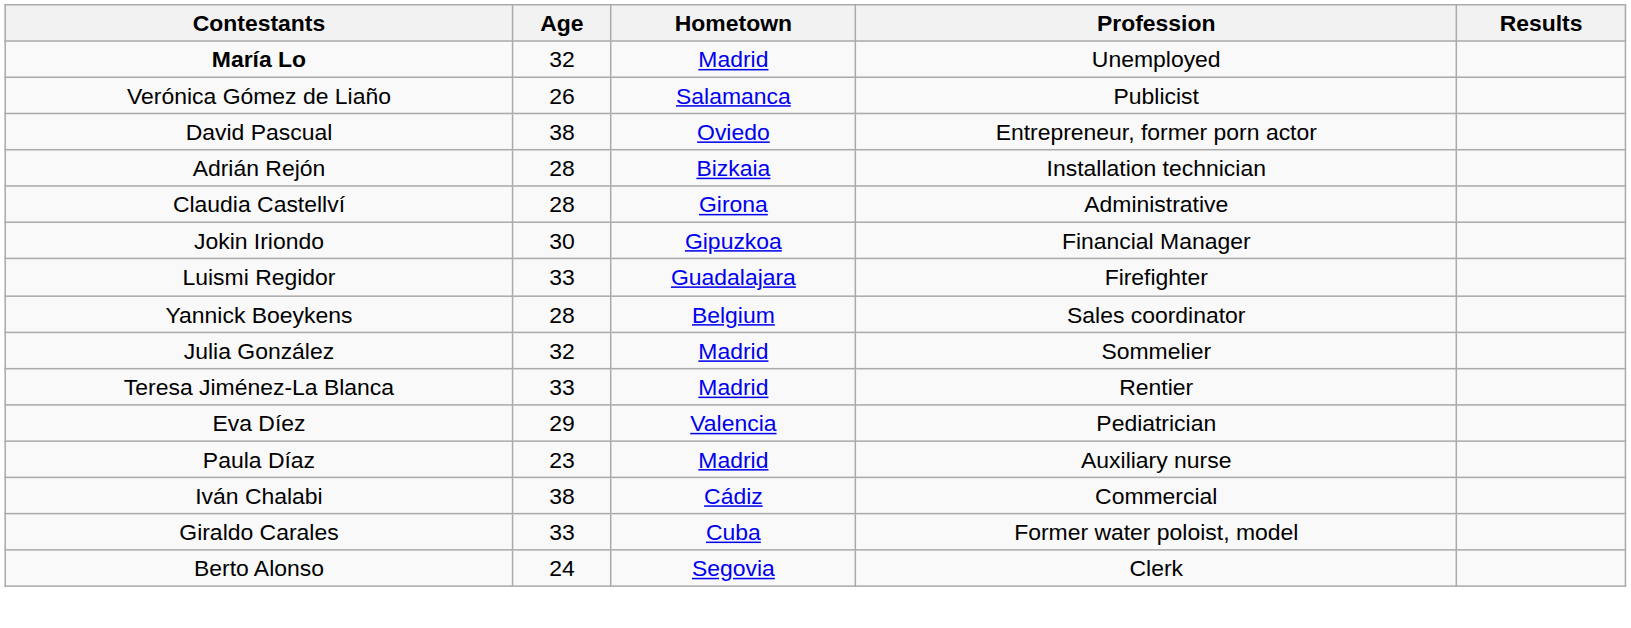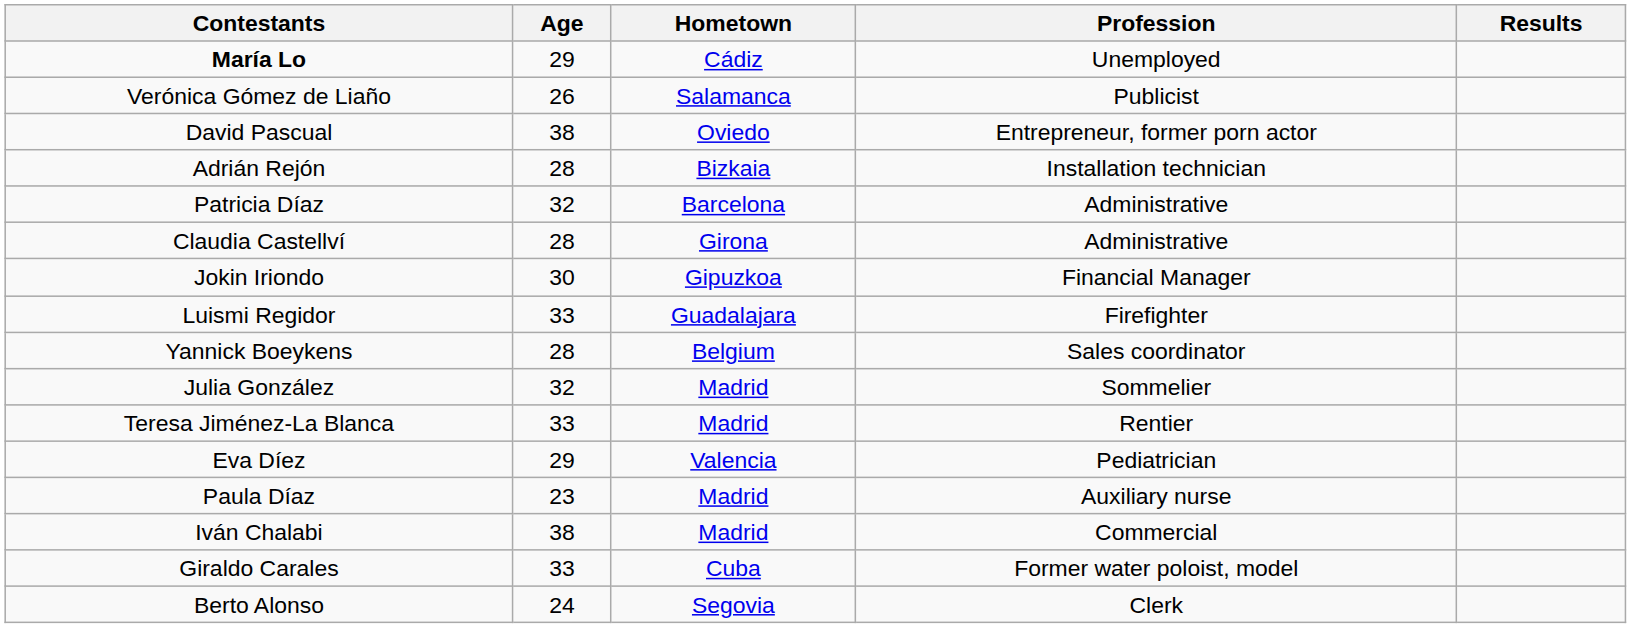(562, 59) 32 -> (562, 59) 29
(733, 59) Madrid -> (733, 59) Cádiz
+ row: (259, 205)
(733, 495) Cádiz -> (733, 532) Madrid
